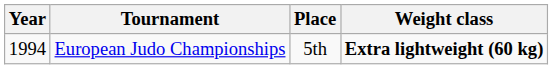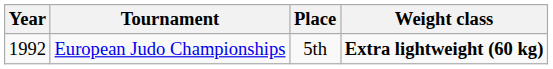(27, 48) 1994 -> (27, 48) 1992
